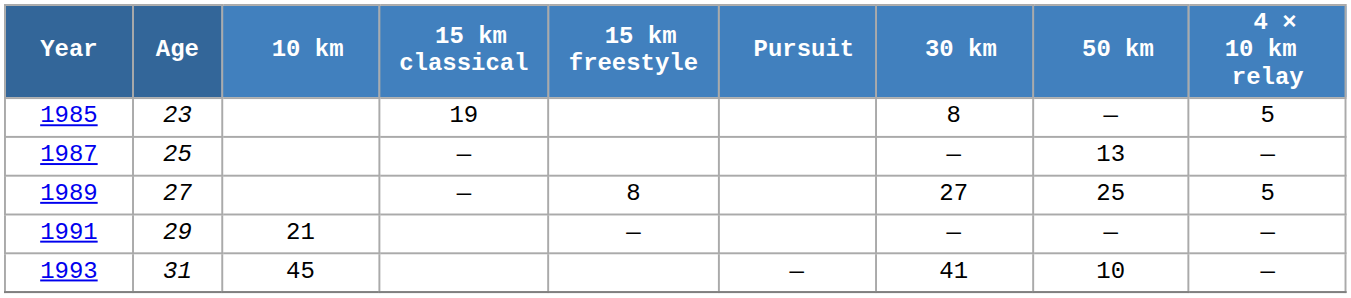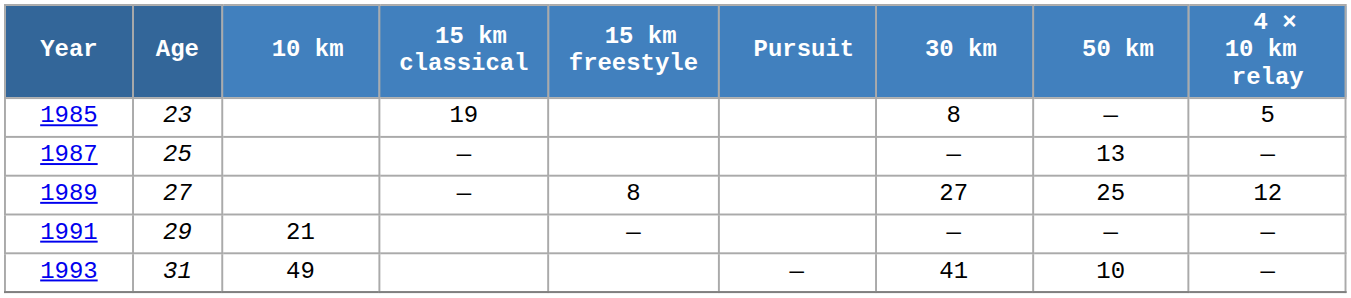(1268, 195) 5 -> (1268, 195) 12
(301, 272) 45 -> (301, 272) 49
